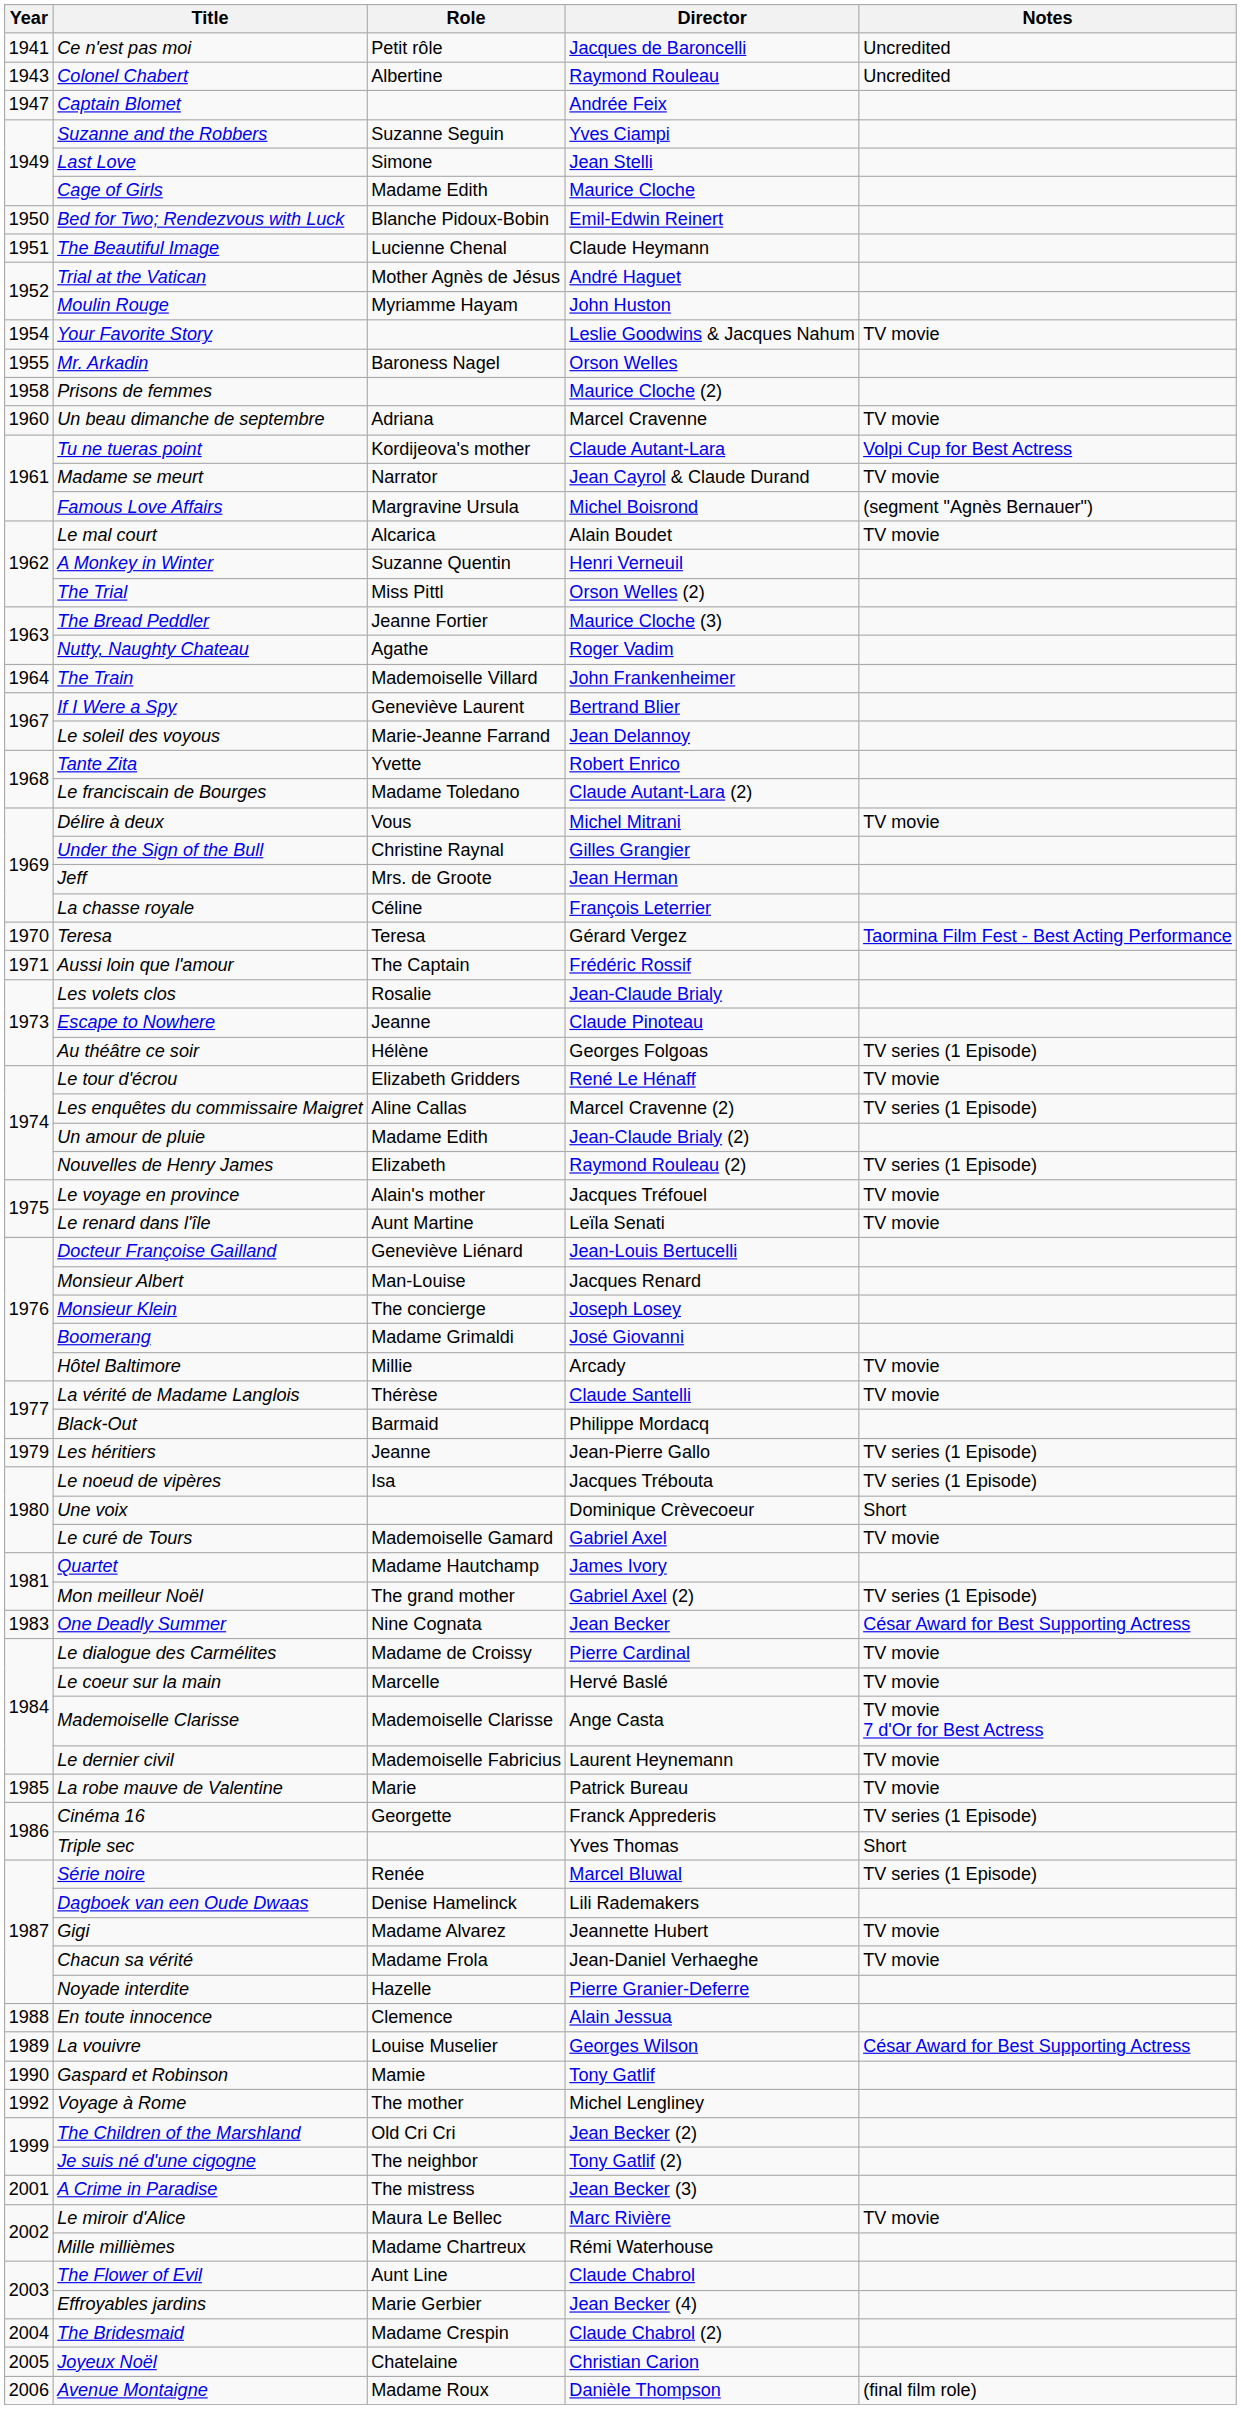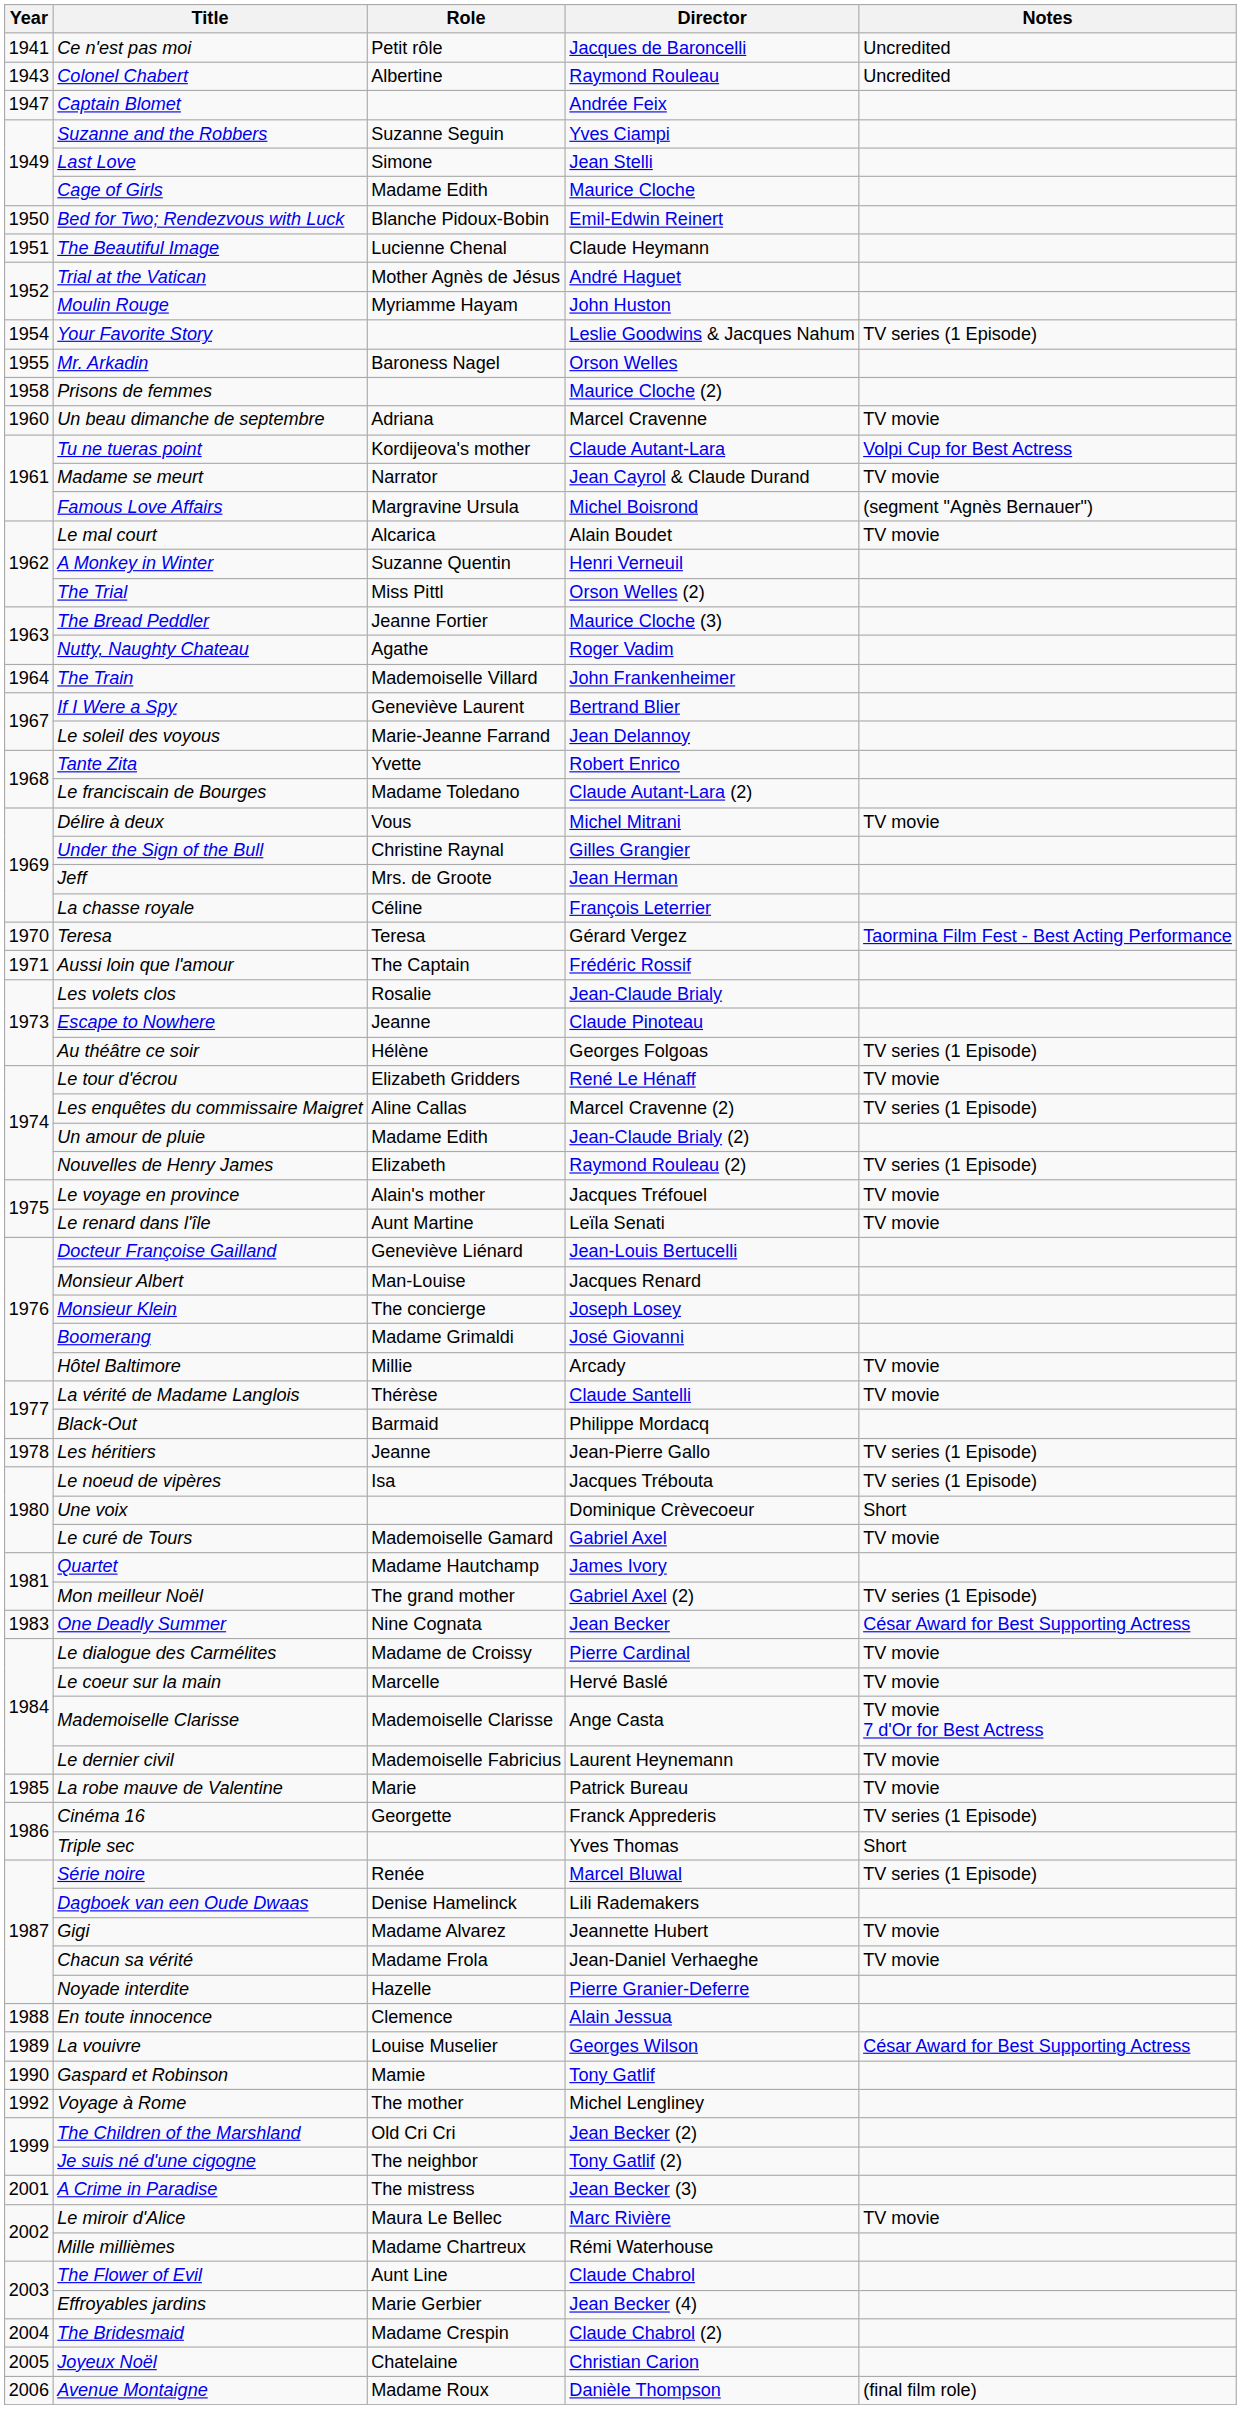(901, 334) TV movie -> (950, 334) TV series (1 Episode)
(29, 1452) 1979 -> (29, 1452) 1978
